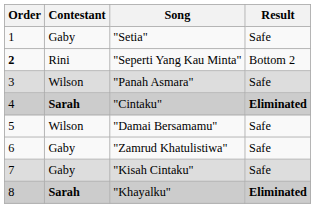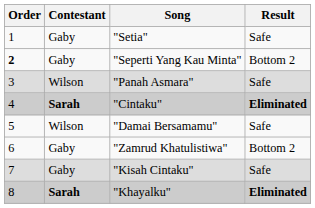(59, 60) Rini -> (62, 60) Gaby
(260, 148) Safe -> (272, 148) Bottom 2
